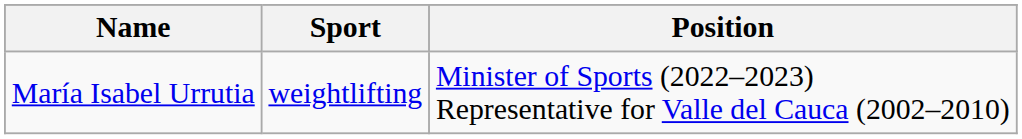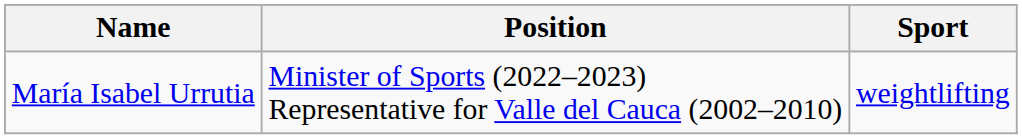columns swapped: (345, 28) <-> (723, 28)
